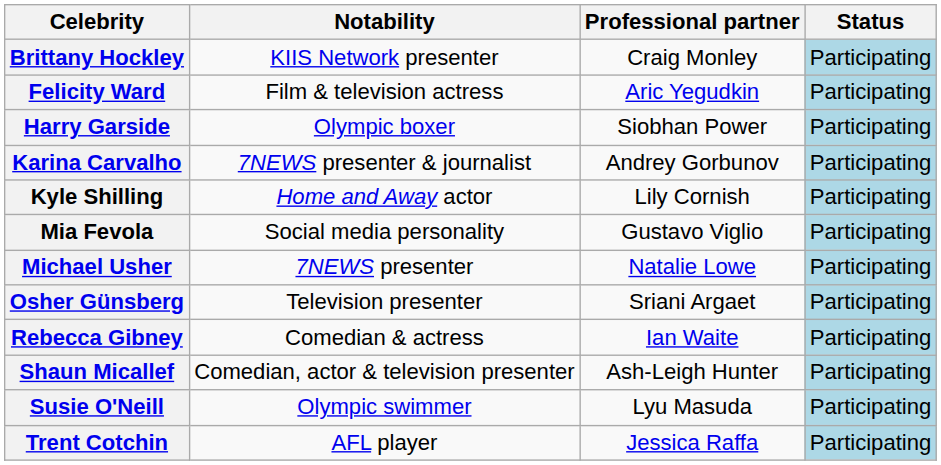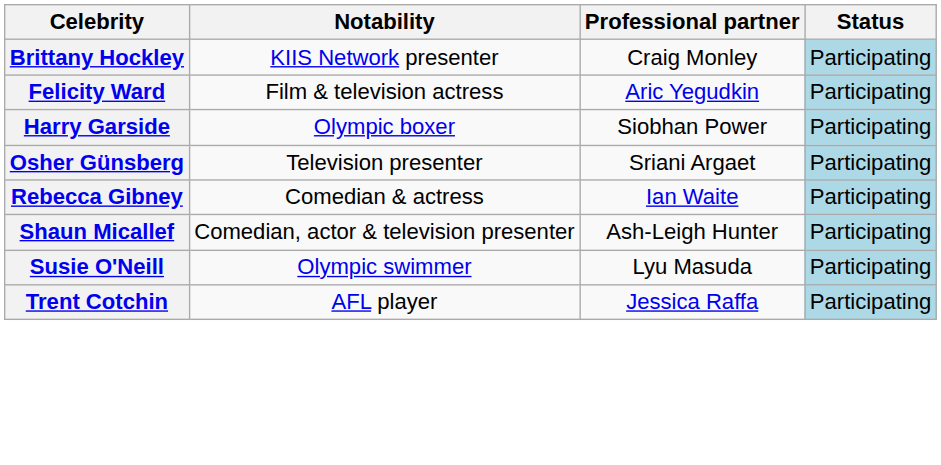- row: (97, 162)
- row: (97, 197)
- row: (97, 232)
- row: (97, 267)
